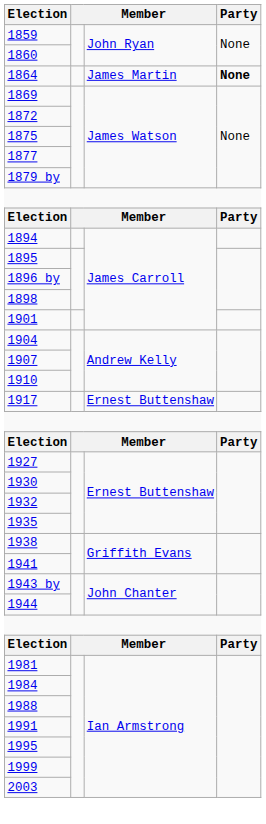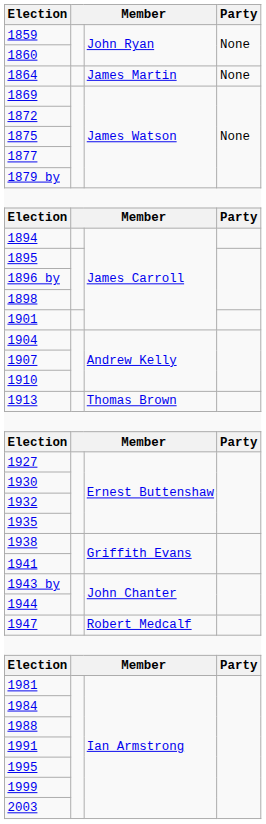(235, 76) bold -> (235, 76) normal
+ row: (22, 401)
- row: (22, 401)
+ row: (22, 625)
